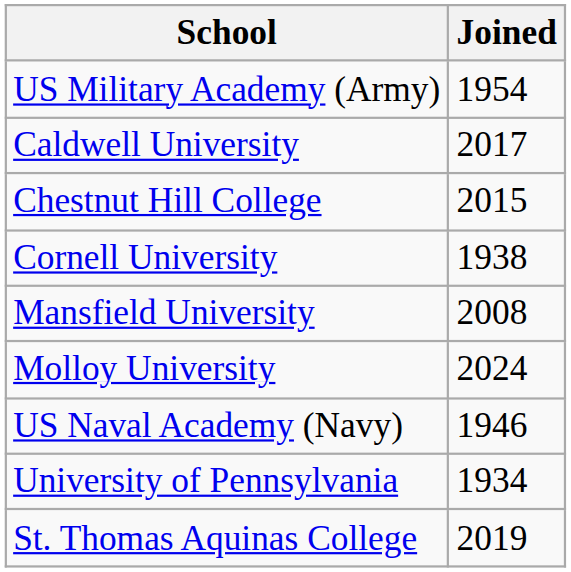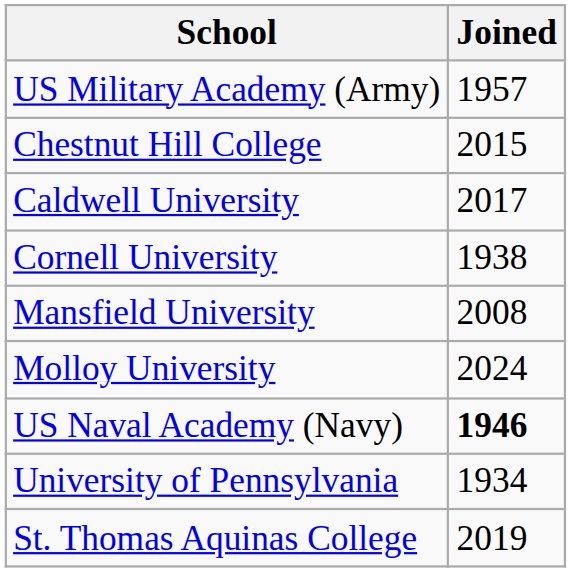(492, 88) 1954 -> (492, 88) 1957
rows swapped: (156, 144) <-> (167, 200)
(492, 425) normal -> (492, 425) bold
